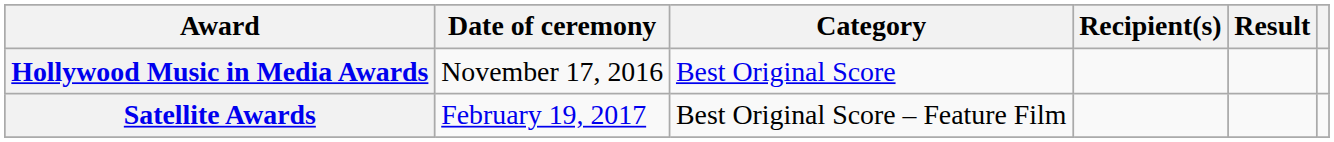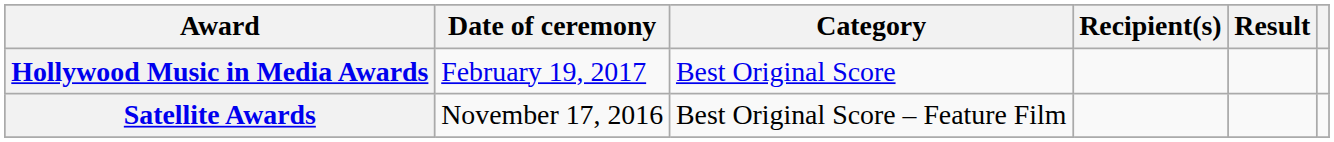(552, 70) November 17, 2016 -> (544, 70) February 19, 2017
(544, 114) February 19, 2017 -> (552, 114) November 17, 2016
